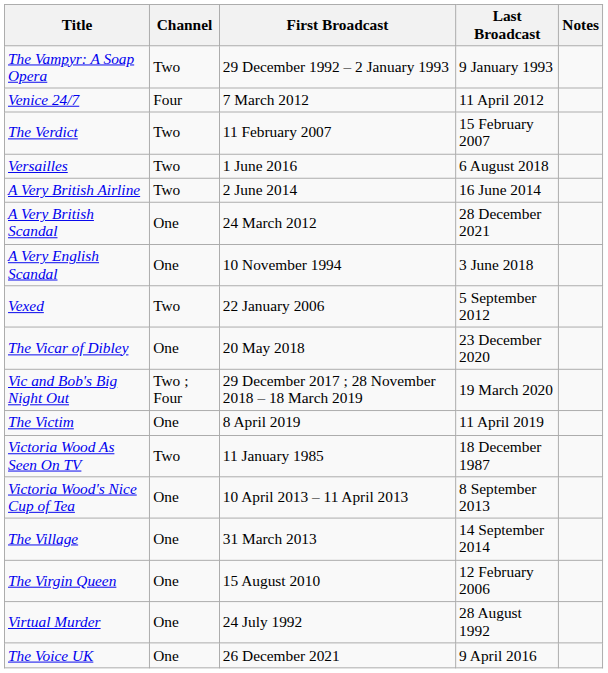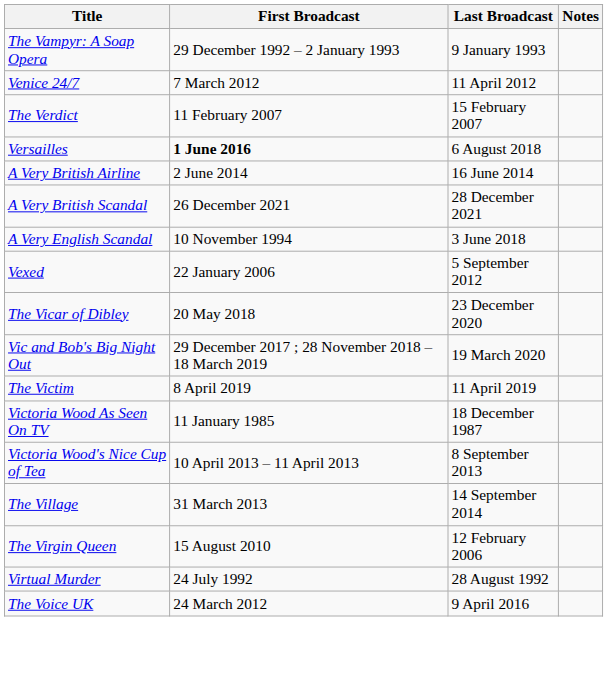- column: (184, 25)
(260, 165) normal -> (212, 148) bold
(270, 223) 24 March 2012 -> (232, 206) 26 December 2021
(281, 655) 26 December 2021 -> (220, 603) 24 March 2012
